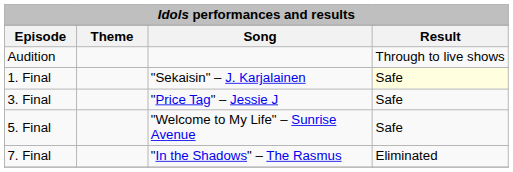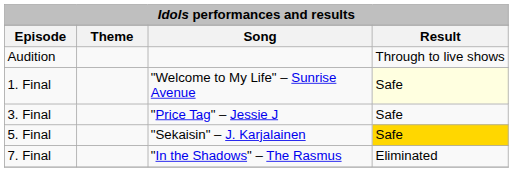(228, 78) "Sekaisin" – J. Karjalainen -> (244, 85) "Welcome to My Life" – Sunrise Avenue
(244, 127) "Welcome to My Life" – Sunrise Avenue -> (228, 135) "Sekaisin" – J. Karjalainen
(389, 127) no background -> (389, 135) gold background
